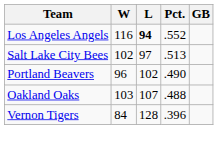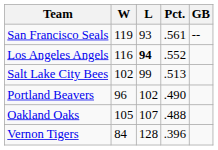+ row: (58, 34)
(145, 54) 97 -> (145, 74) 99
(124, 94) 103 -> (124, 114) 105
